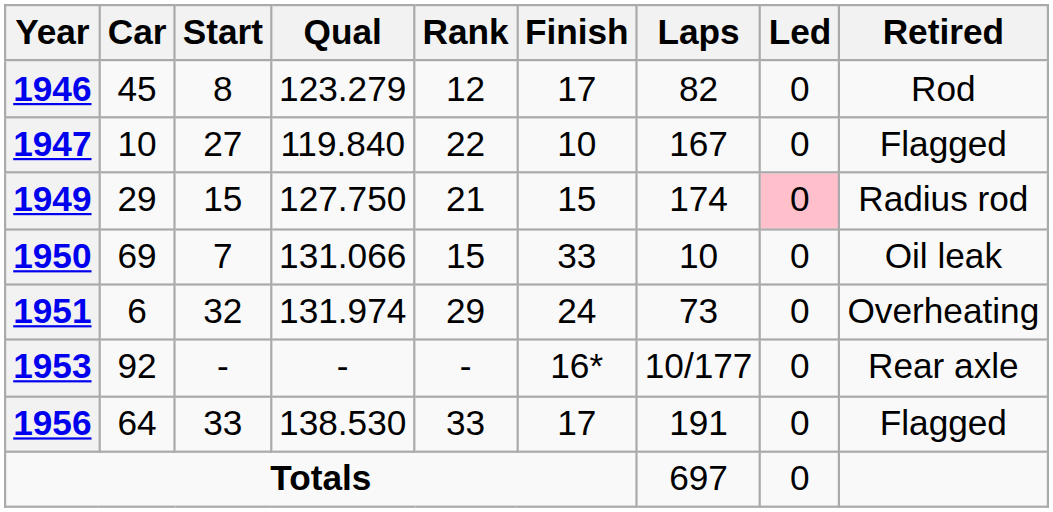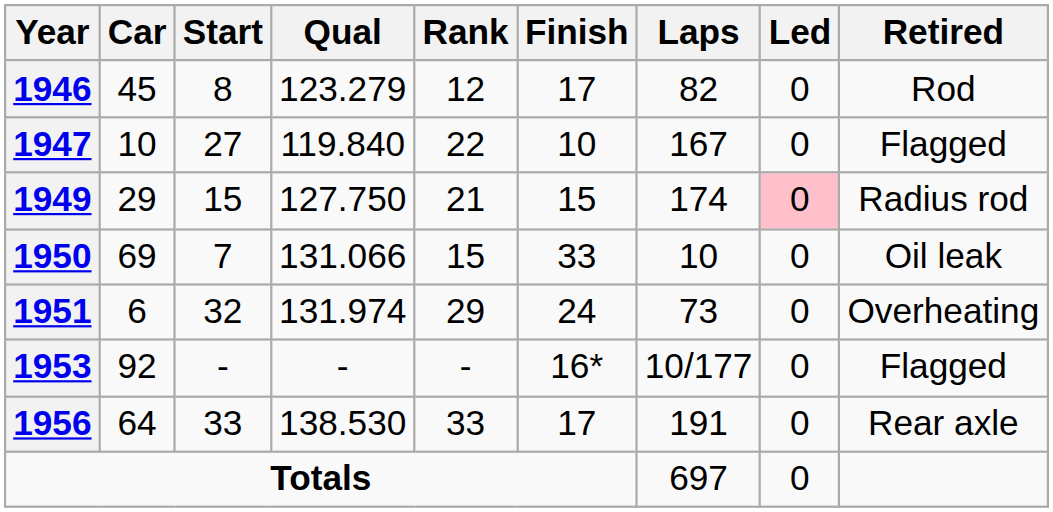(943, 367) Rear axle -> (943, 367) Flagged
(943, 423) Flagged -> (943, 423) Rear axle
